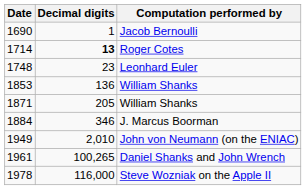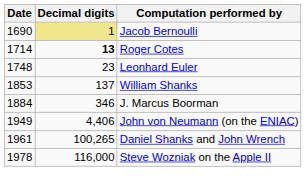(111, 31) no background -> (111, 31) khaki background
(105, 85) 136 -> (105, 85) 137
- row: (20, 103)
(100, 139) 2,010 -> (100, 121) 4,406
